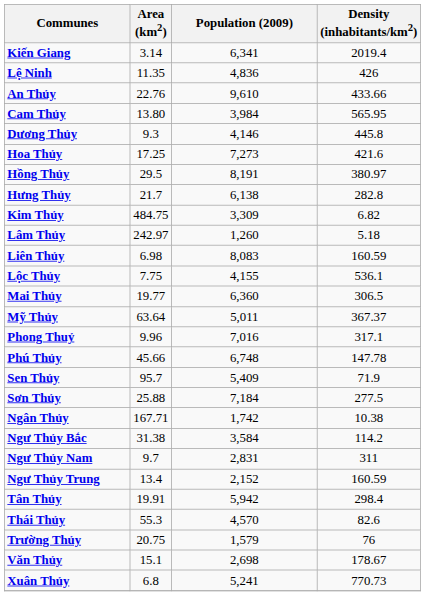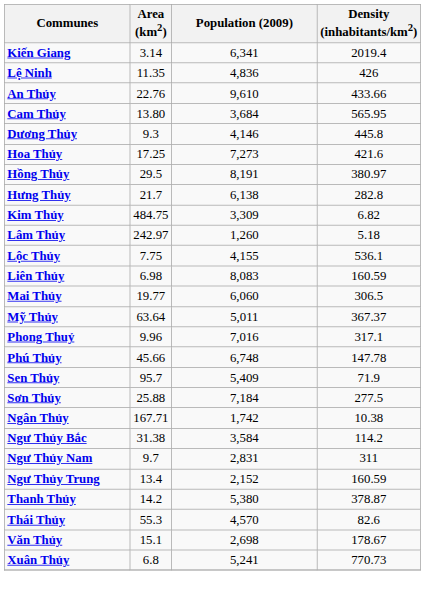(244, 113) 3,984 -> (244, 113) 3,684
rows swapped: (36, 255) <-> (34, 276)
(244, 296) 6,360 -> (244, 296) 6,060
- row: (34, 499)
+ row: (42, 499)
- row: (44, 540)
